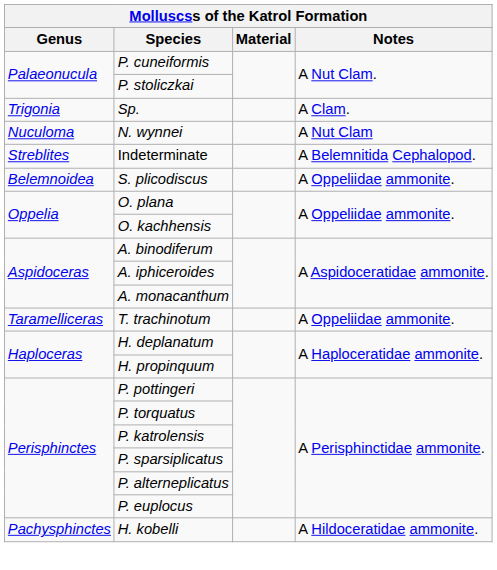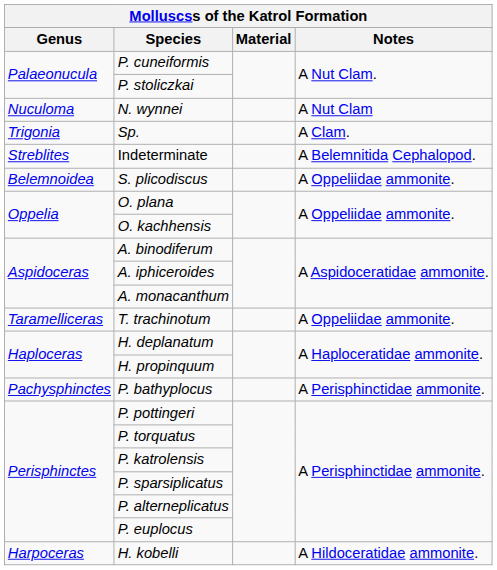rows swapped: (129, 109) <-> (150, 132)
+ row: (165, 389)
(59, 529) Pachysphinctes -> (46, 553) Harpoceras
